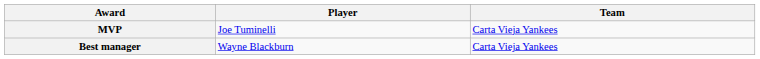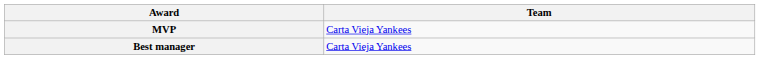- column: (343, 12)
